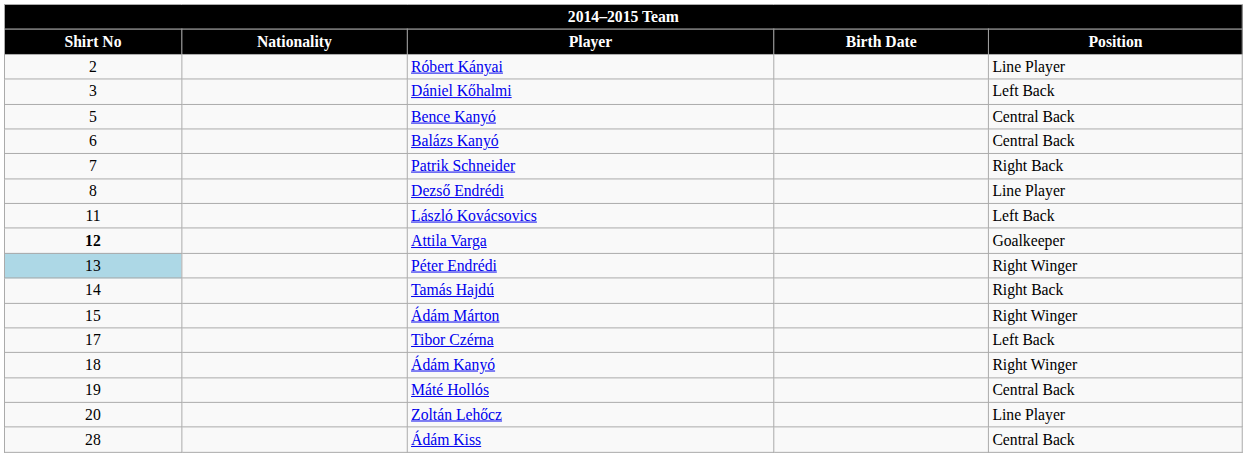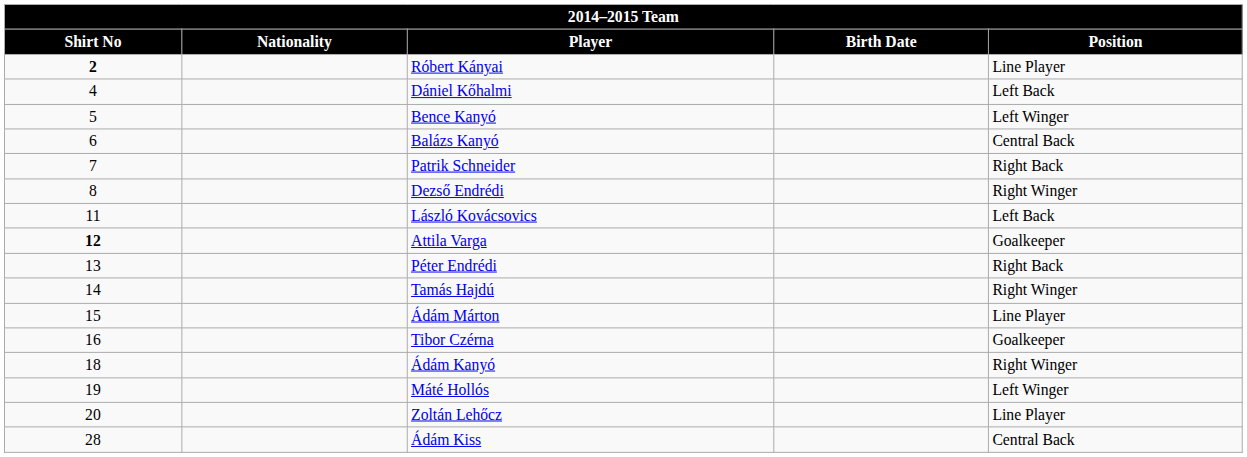(93, 66) normal -> (93, 66) bold
(93, 91) 3 -> (93, 91) 4
(1034, 116) Central Back -> (1030, 116) Left Winger
(1029, 191) Line Player -> (1035, 191) Right Winger
(93, 265) lightblue background -> (93, 265) no background
(1035, 265) Right Winger -> (1028, 265) Right Back
(1028, 290) Right Back -> (1035, 290) Right Winger
(1035, 315) Right Winger -> (1029, 315) Line Player
(93, 340) 17 -> (93, 340) 16
(1024, 340) Left Back -> (1029, 340) Goalkeeper
(1034, 389) Central Back -> (1030, 389) Left Winger
